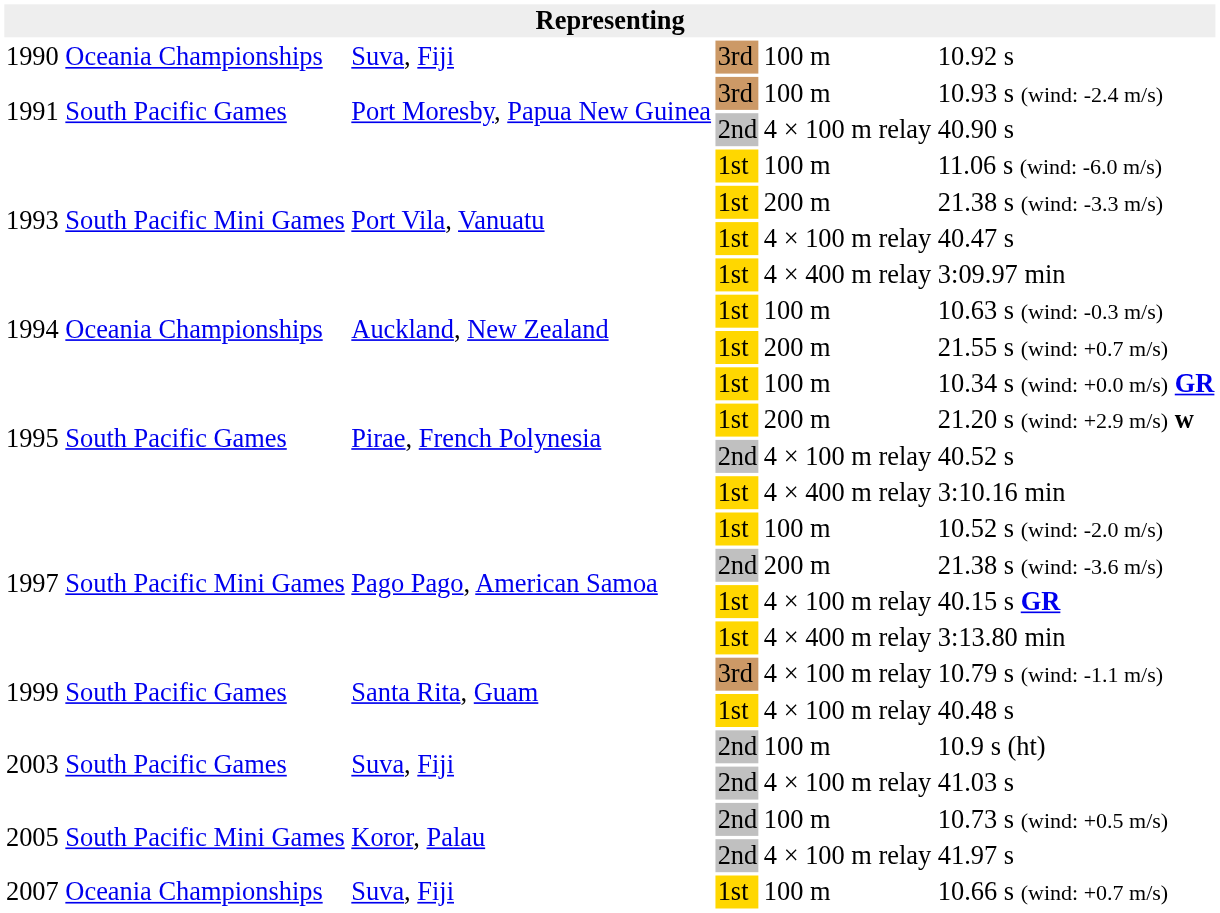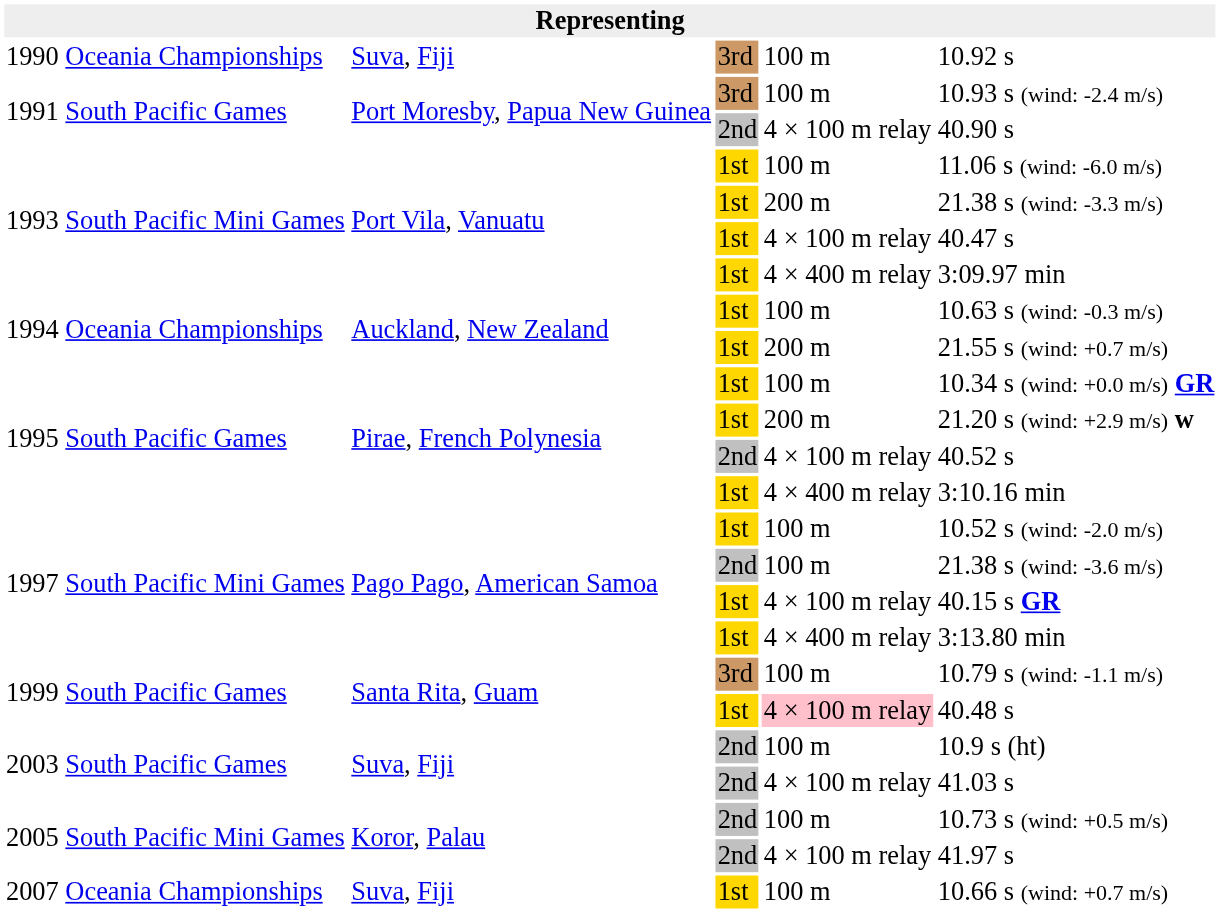(797, 564) 200 m -> (797, 564) 100 m
(848, 673) 4 × 100 m relay -> (797, 673) 100 m
(848, 710) no background -> (848, 710) pink background
